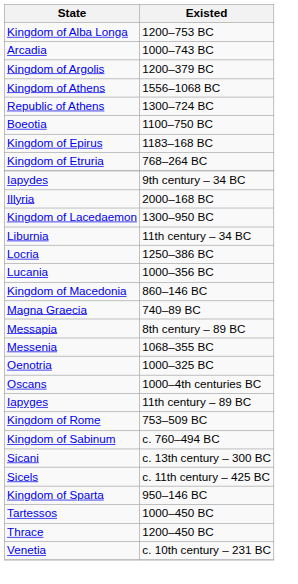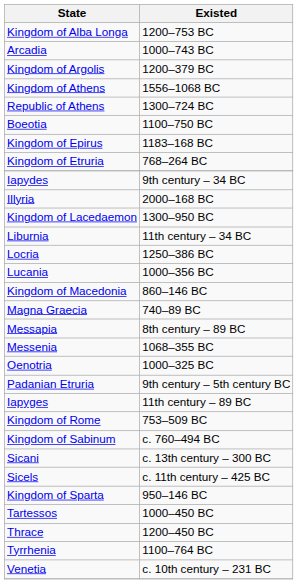- row: (27, 384)
+ row: (51, 384)
+ row: (31, 550)
